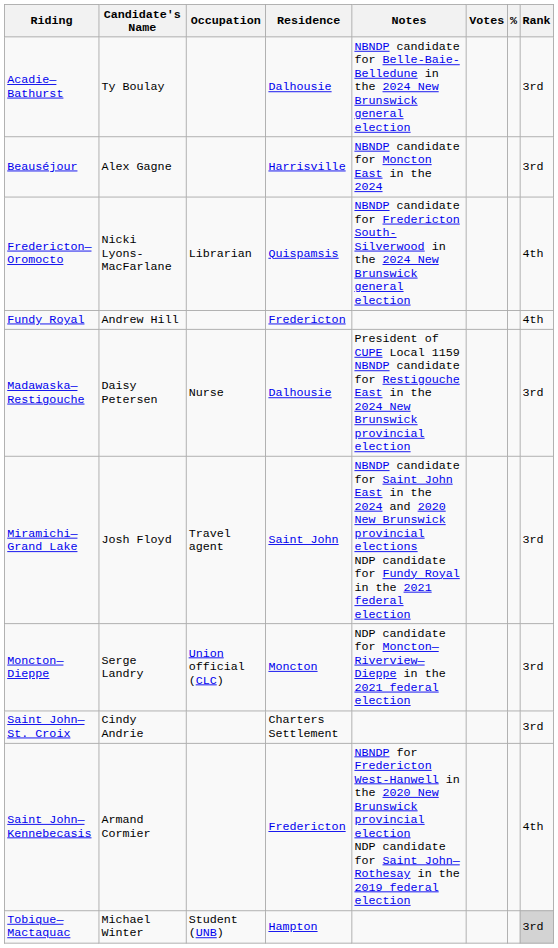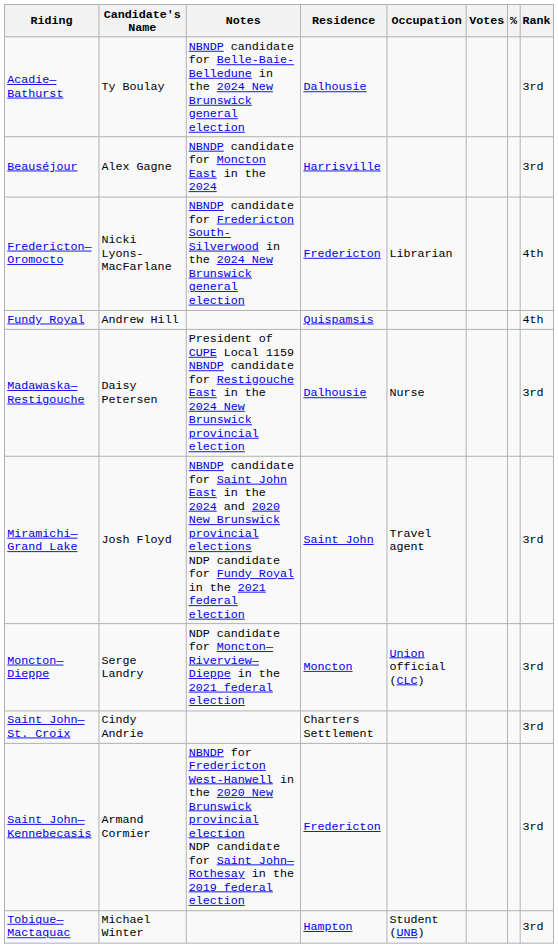columns swapped: (409, 21) <-> (226, 21)
(304, 253) Quispamsis -> (342, 253) Fredericton
(307, 320) Fredericton -> (339, 320) Quispamsis
(533, 827) 4th -> (533, 827) 3rd
(533, 927) lightgrey background -> (533, 927) no background
